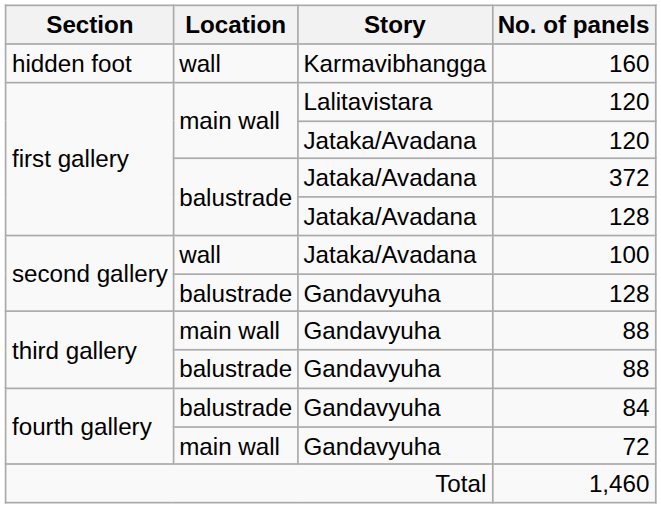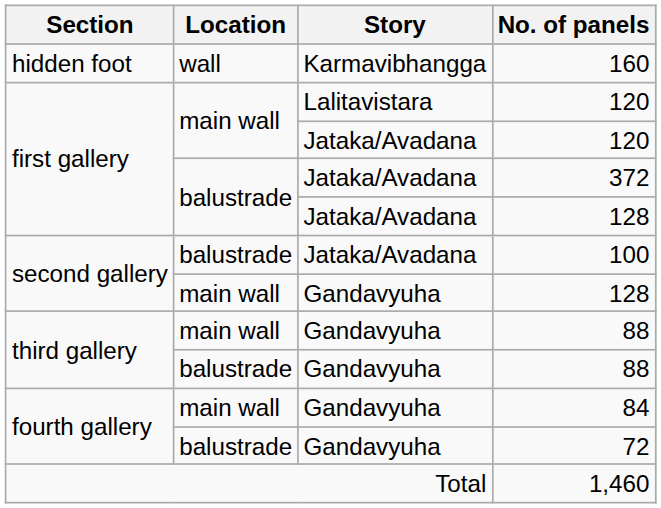(200, 254) wall -> (236, 254) balustrade
(236, 293) balustrade -> (230, 293) main wall
(236, 407) balustrade -> (230, 407) main wall
(230, 446) main wall -> (236, 446) balustrade
